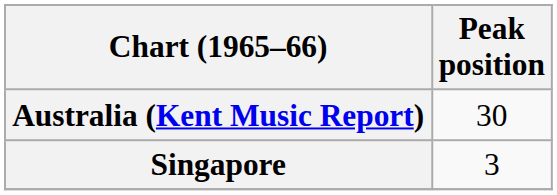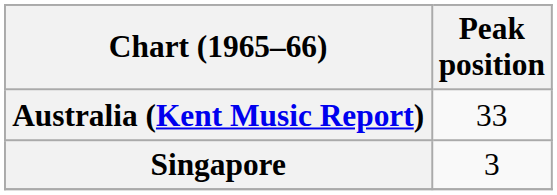(492, 114) 30 -> (492, 114) 33
